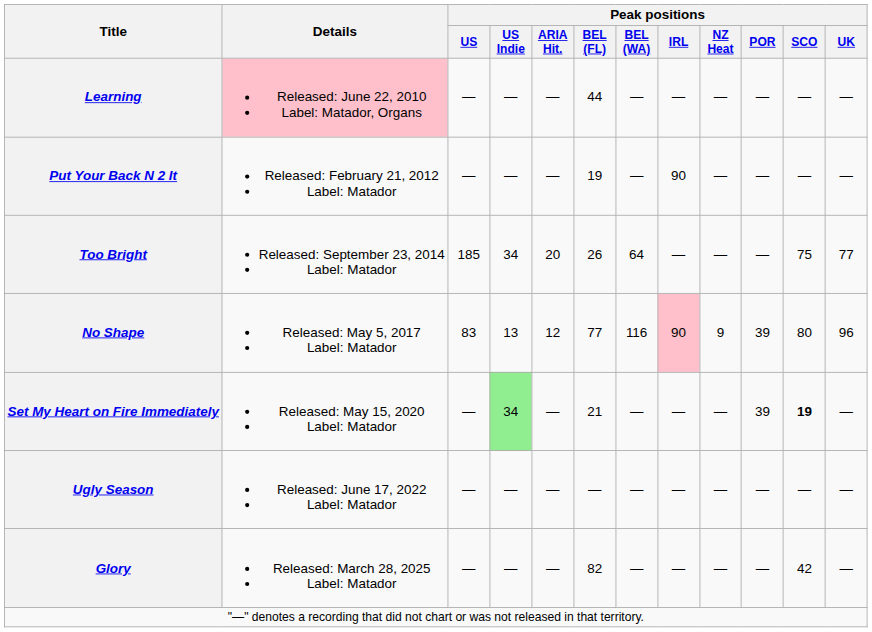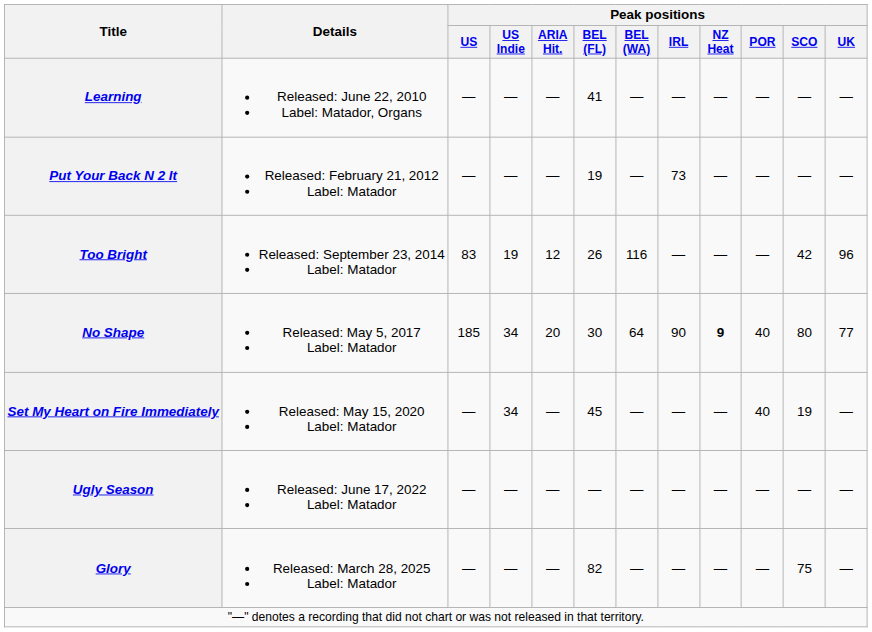(335, 105) pink background -> (335, 105) no background
(595, 97) 44 -> (595, 97) 41
(679, 176) 90 -> (679, 176) 73
(469, 254) 185 -> (469, 254) 83
(511, 254) 34 -> (511, 254) 19
(553, 254) 20 -> (553, 254) 12
(637, 254) 64 -> (637, 254) 116
(804, 254) 75 -> (804, 254) 42
(846, 254) 77 -> (846, 254) 96
(469, 332) 83 -> (469, 332) 185
(511, 332) 13 -> (511, 332) 34
(553, 332) 12 -> (553, 332) 20
(595, 332) 77 -> (595, 332) 30
(637, 332) 116 -> (637, 332) 64
(679, 332) pink background -> (679, 332) no background
(720, 332) normal -> (720, 332) bold
(762, 332) 39 -> (762, 332) 40
(846, 332) 96 -> (846, 332) 77
(511, 411) lightgreen background -> (511, 411) no background
(595, 411) 21 -> (595, 411) 45
(762, 411) 39 -> (762, 411) 40
(804, 411) bold -> (804, 411) normal
(804, 568) 42 -> (804, 568) 75
